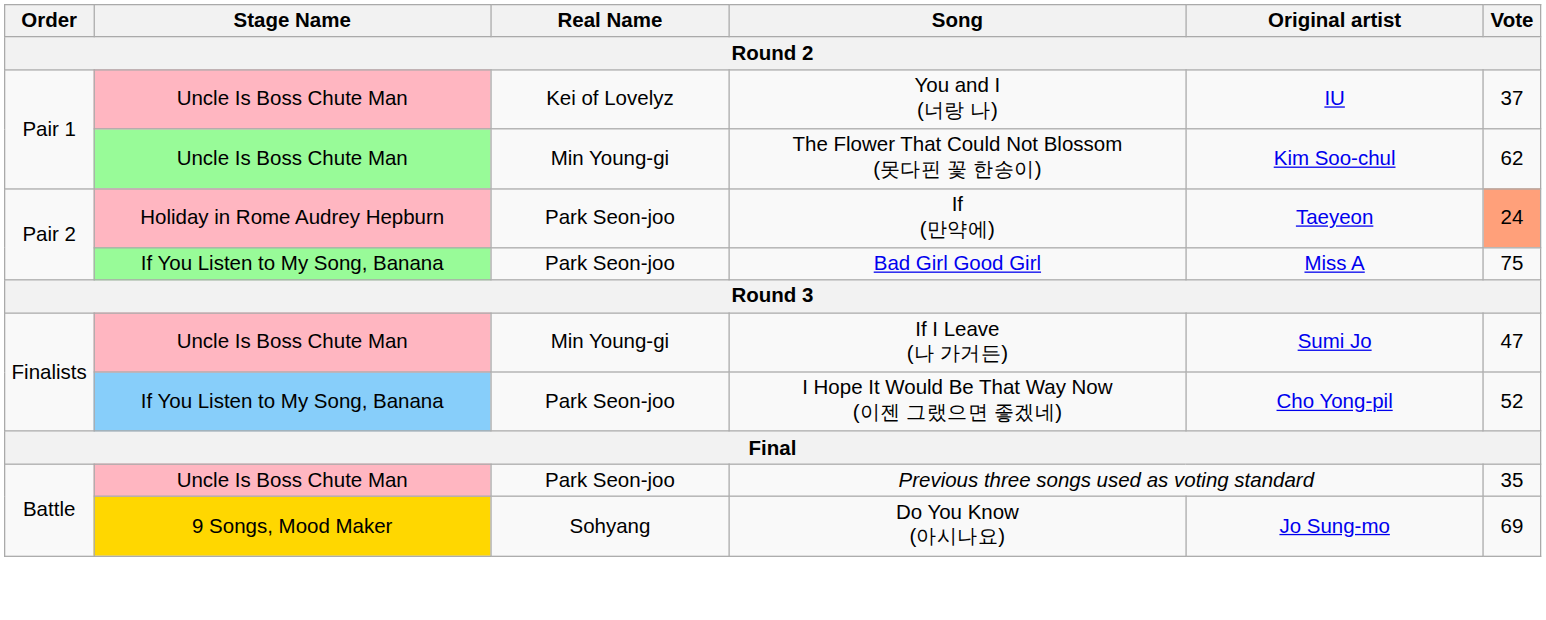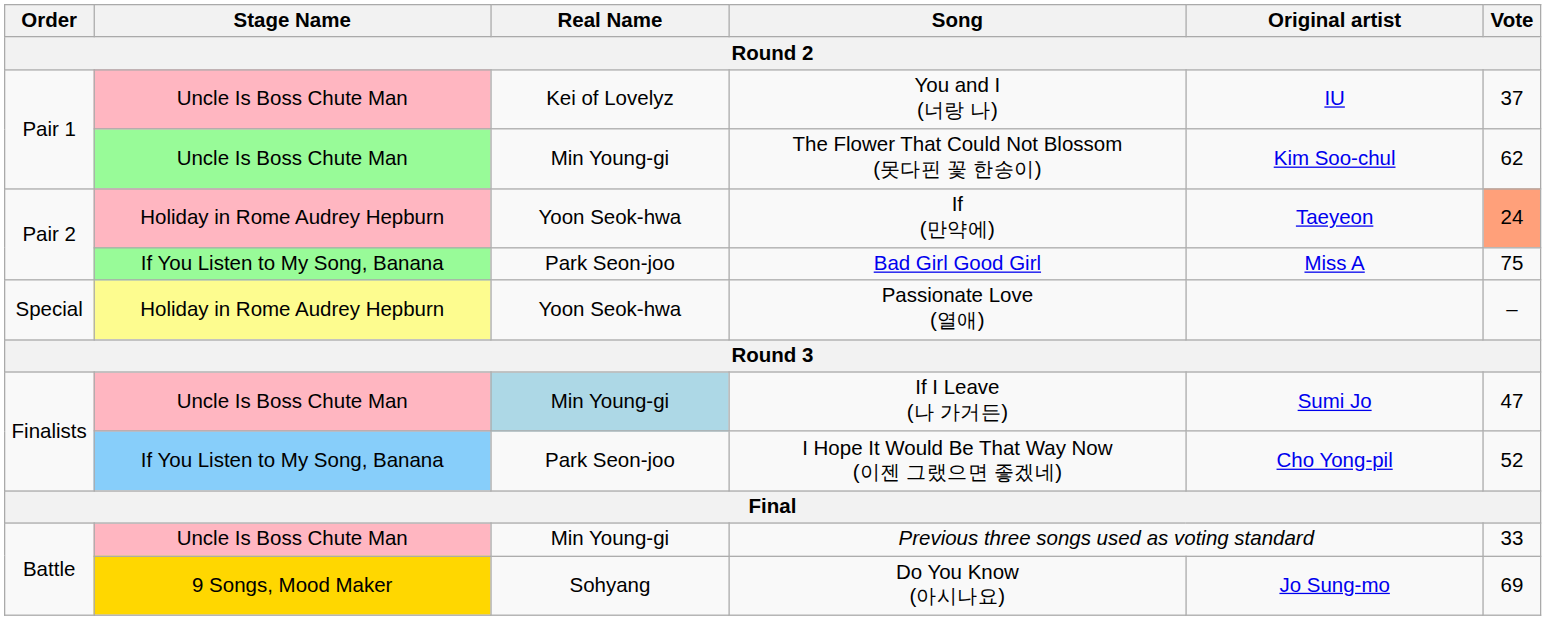(610, 217) Park Seon-joo -> (610, 217) Yoon Seok-hwa
+ row: (957, 308)
(610, 342) no background -> (610, 401) lightblue background
(610, 479) Park Seon-joo -> (610, 539) Min Young-gi
(1512, 479) 35 -> (1512, 539) 33
